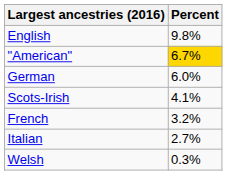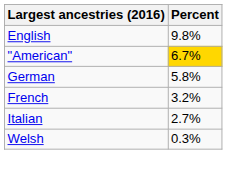(186, 77) 6.0% -> (186, 77) 5.8%
- row: (38, 98)
